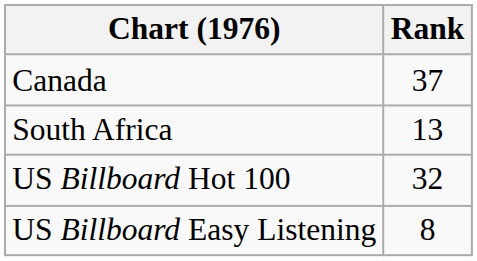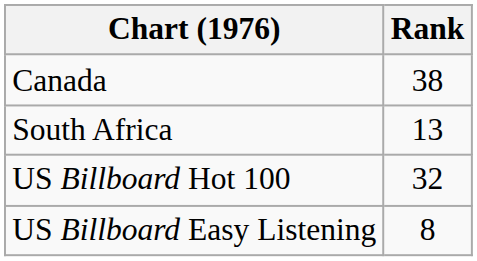(428, 79) 37 -> (428, 79) 38
